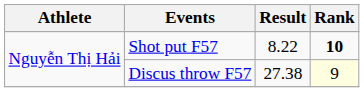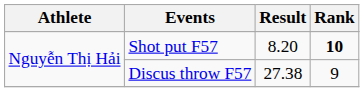(283, 45) 8.22 -> (283, 45) 8.20
(334, 73) lightyellow background -> (334, 73) no background
